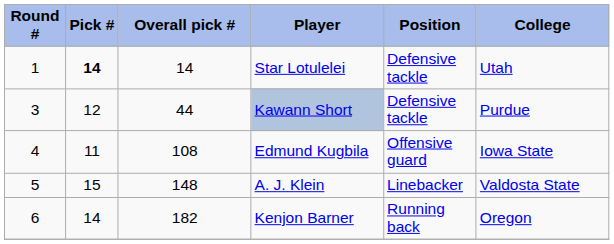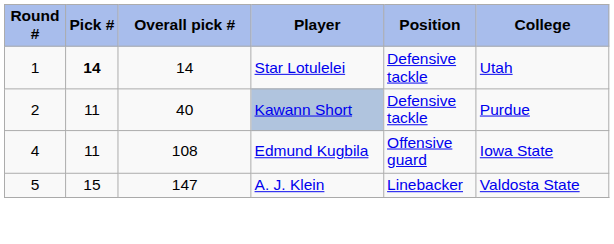(35, 109) 3 -> (35, 109) 2
(92, 109) 12 -> (92, 109) 11
(185, 109) 44 -> (185, 109) 40
(185, 185) 148 -> (185, 185) 147
- row: (304, 218)
